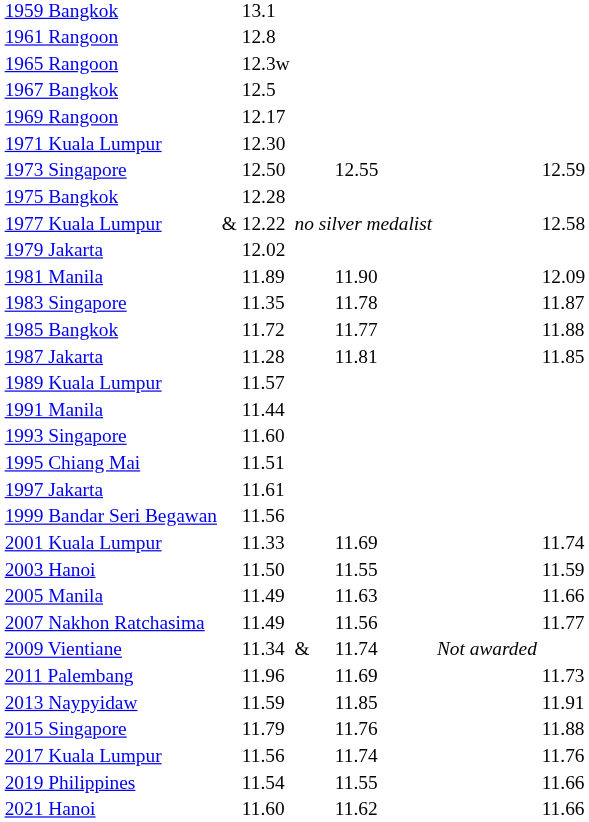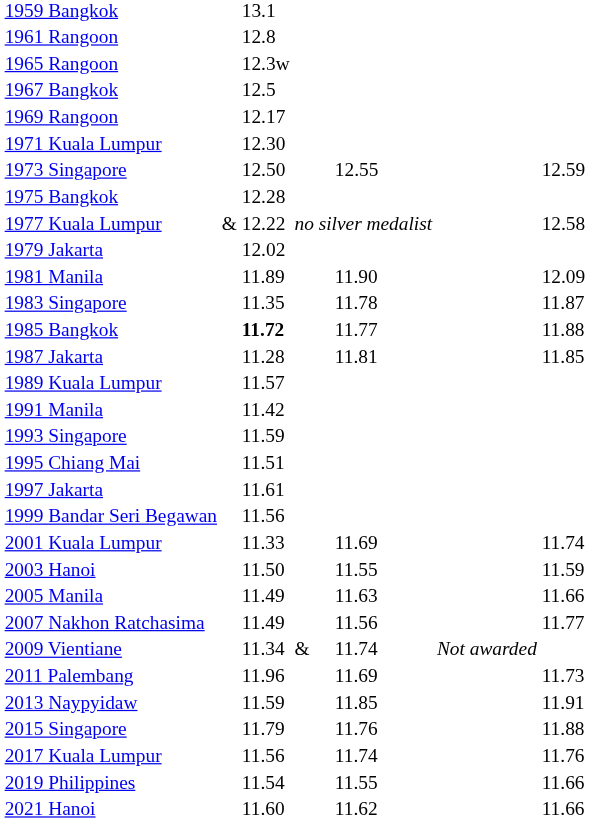(263, 329) normal -> (263, 329) bold
(263, 409) 11.44 -> (263, 409) 11.42
(263, 436) 11.60 -> (263, 436) 11.59
